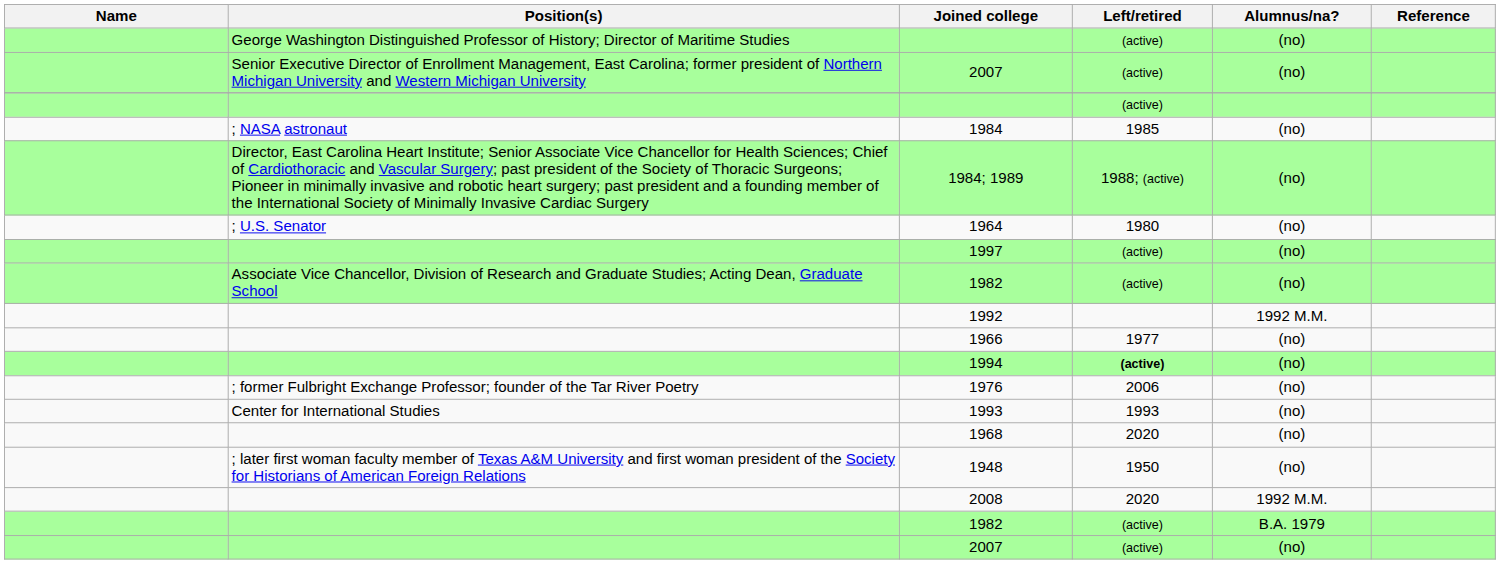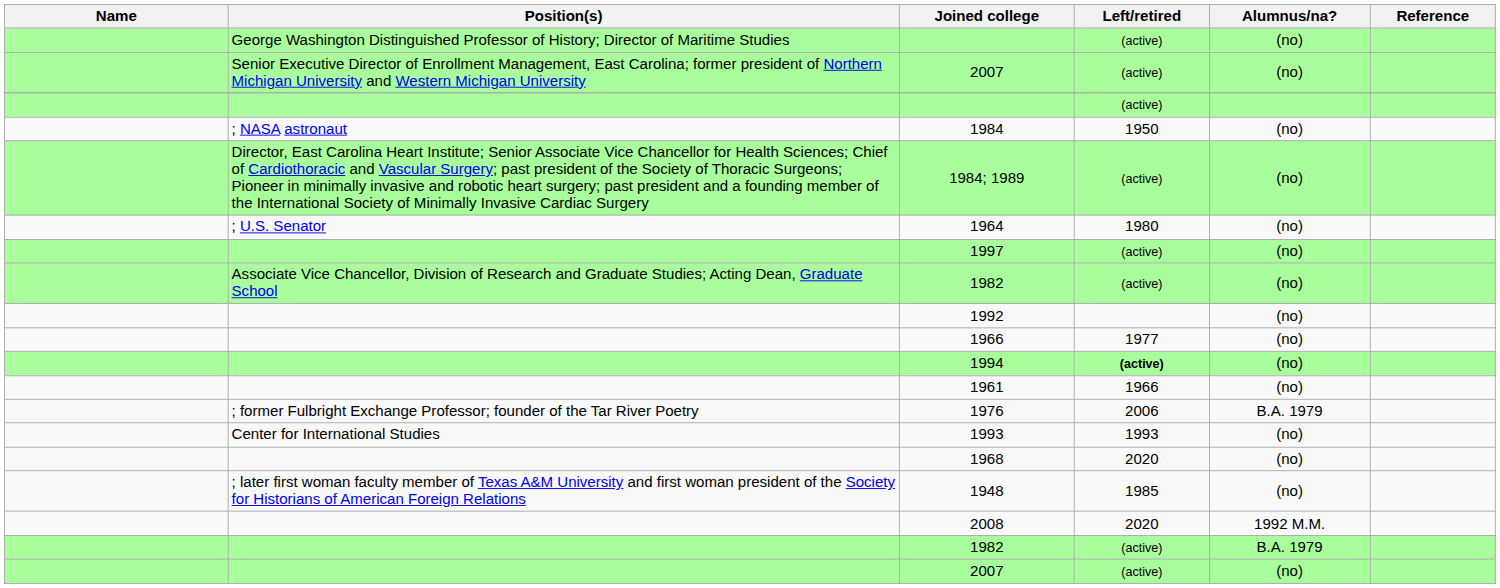(1142, 128) 1985 -> (1142, 128) 1950
(1142, 177) 1988; (active) -> (1142, 178) (active)
(1292, 315) 1992 M.M. -> (1290, 315) (no)
+ row: (564, 387)
(1292, 387) (no) -> (1290, 411) B.A. 1979
(1142, 467) 1950 -> (1142, 491) 1985
